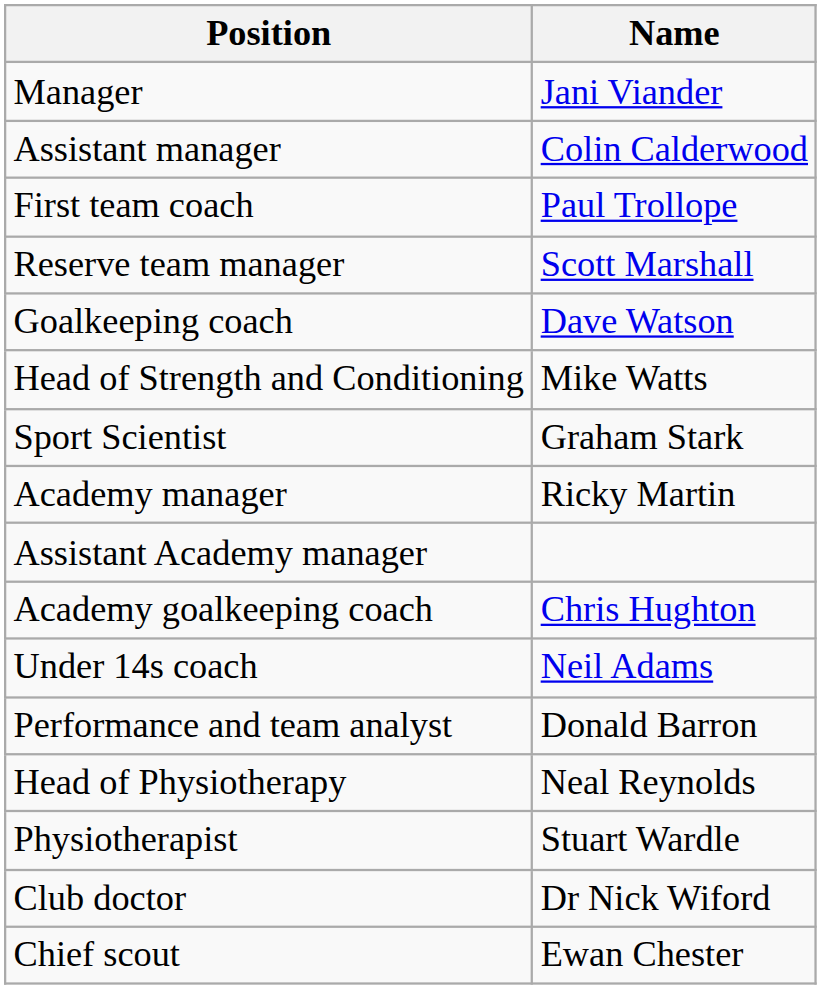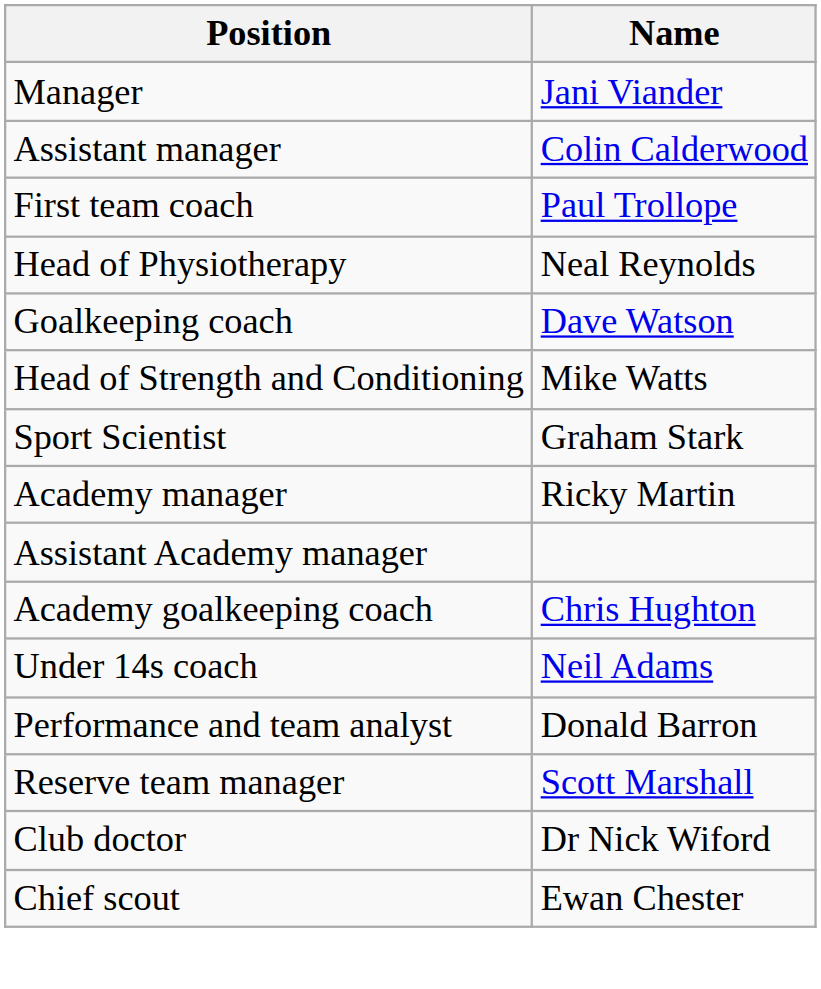rows swapped: (179, 263) <-> (180, 782)
- row: (125, 839)
